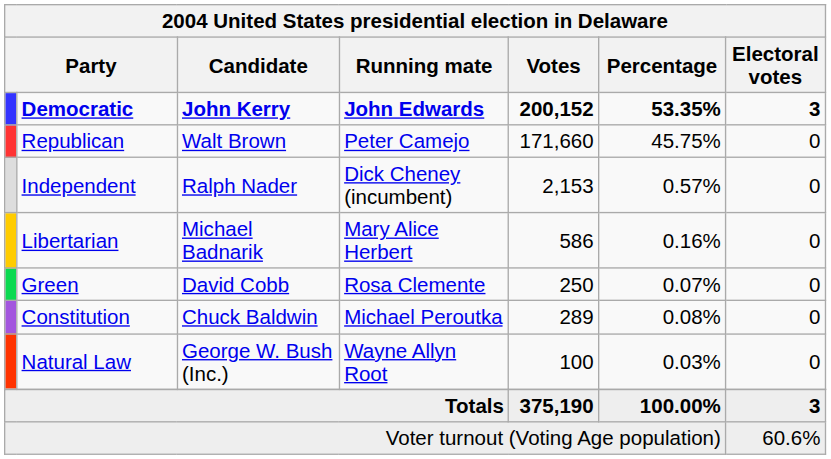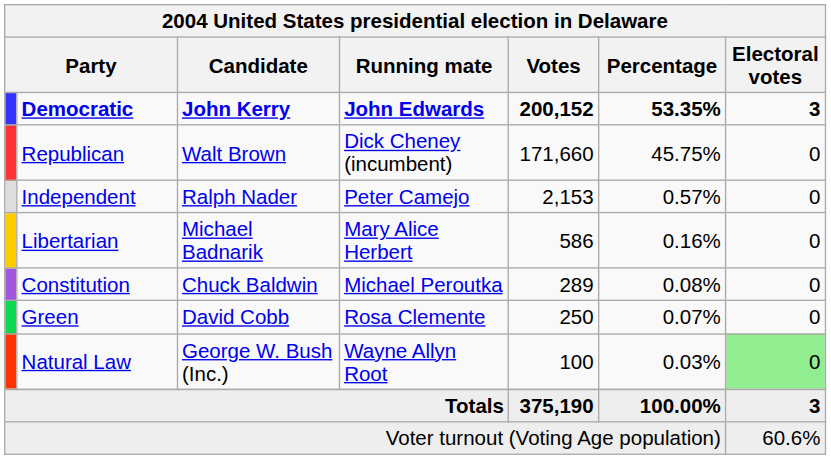(407, 142) Peter Camejo -> (402, 153) Dick Cheney (incumbent)
(402, 185) Dick Cheney (incumbent) -> (407, 197) Peter Camejo
rows swapped: (76, 317) <-> (50, 285)
(815, 361) no background -> (815, 361) lightgreen background
